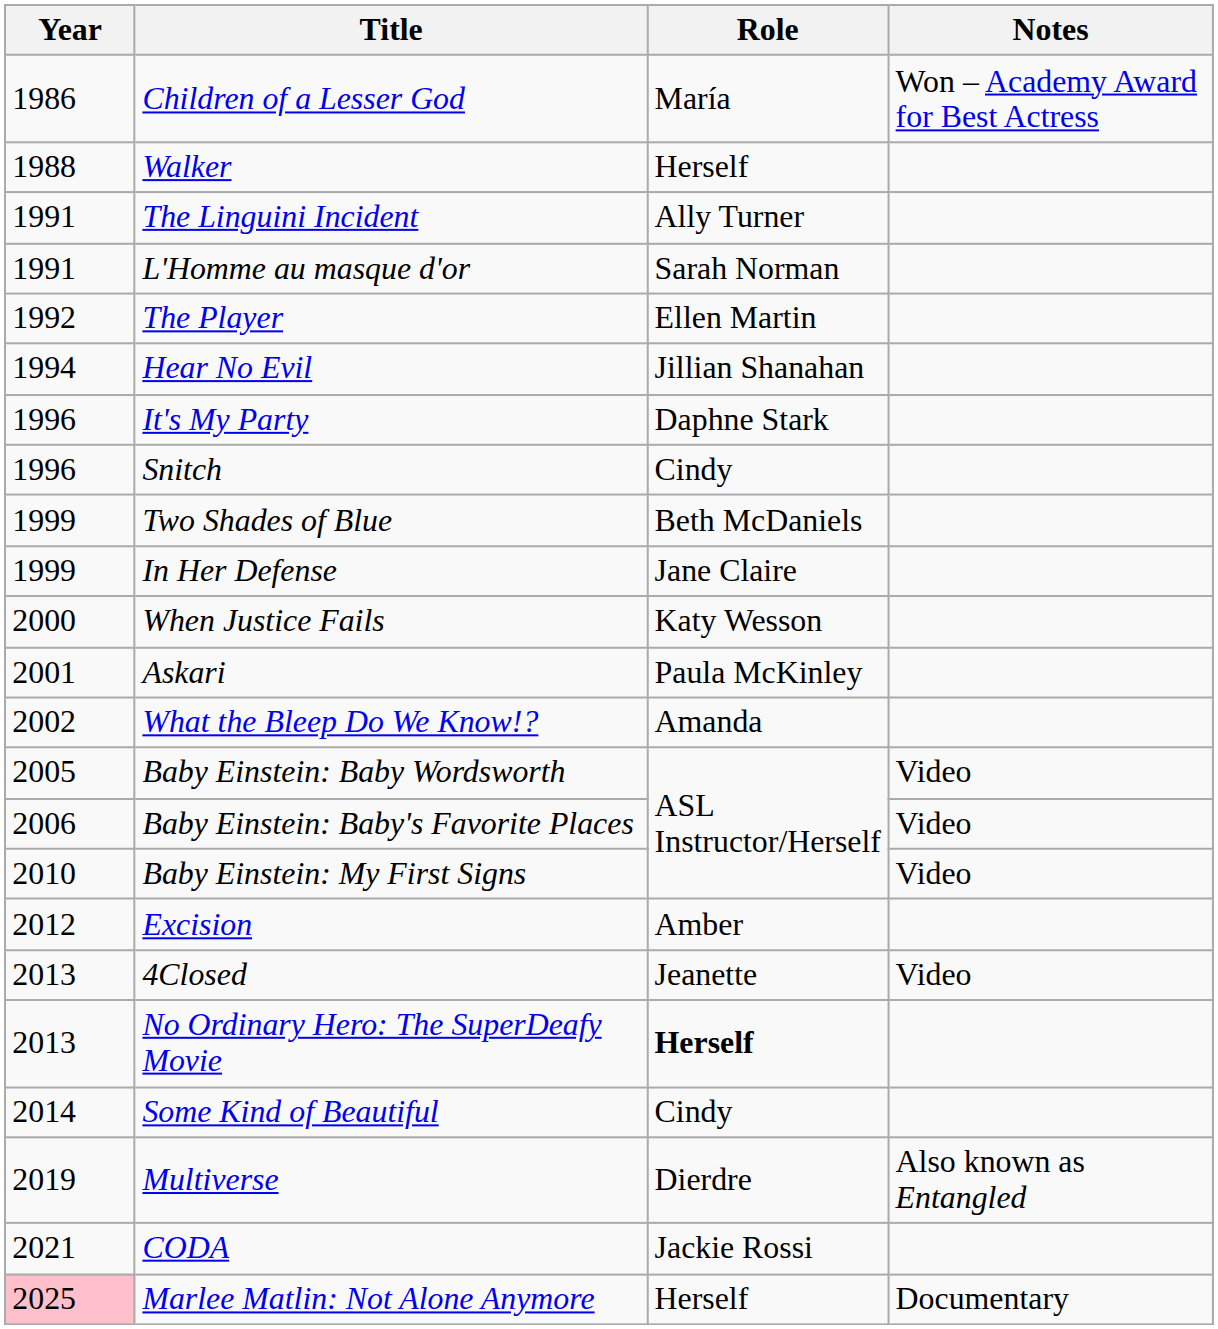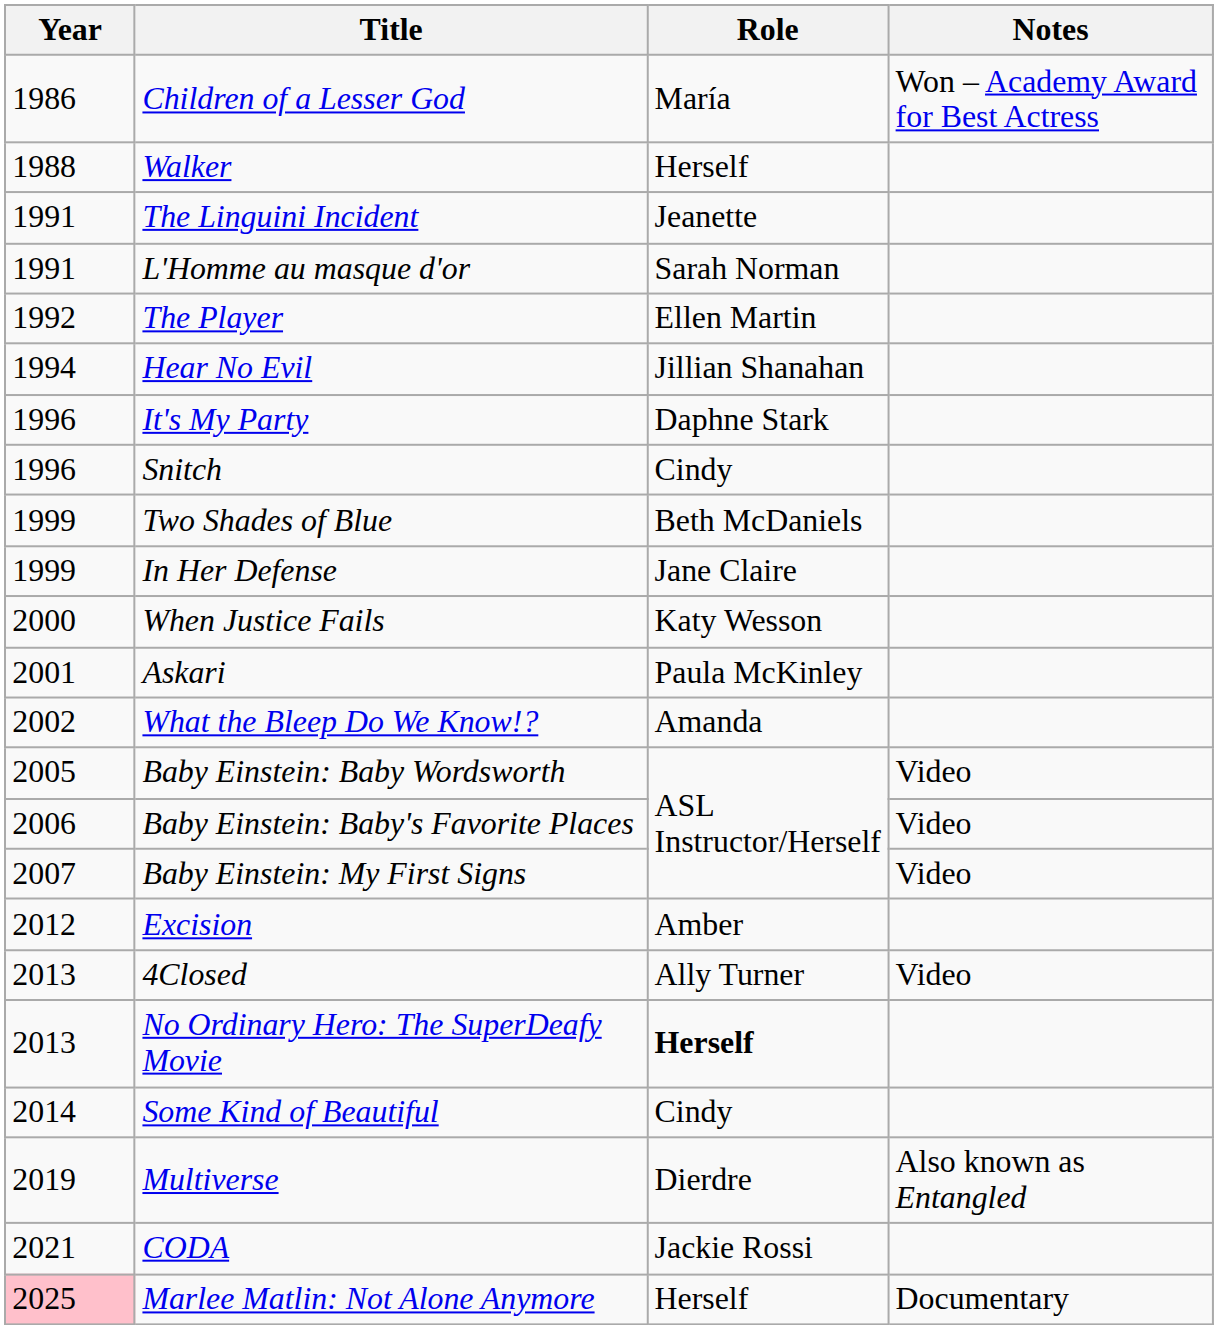(729, 217) Ally Turner -> (706, 217) Jeanette
(44, 873) 2010 -> (44, 873) 2007
(706, 974) Jeanette -> (729, 974) Ally Turner
